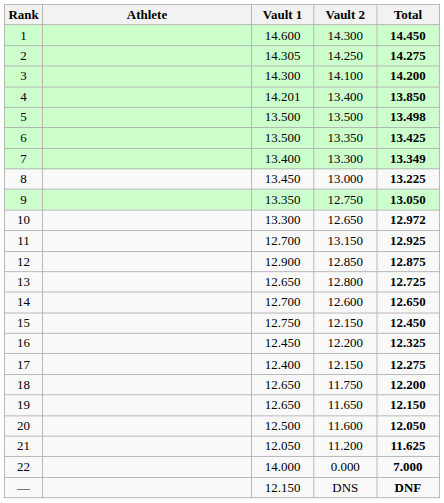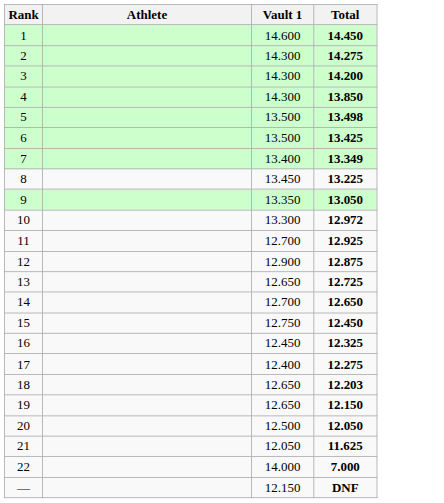- column: (345, 14)
(283, 55) 14.305 -> (283, 55) 14.300
(283, 96) 14.201 -> (283, 96) 14.300
(408, 384) 12.200 -> (345, 384) 12.203
